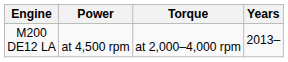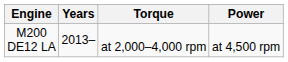columns swapped: (96, 14) <-> (263, 14)
